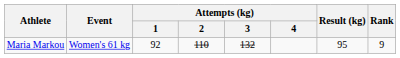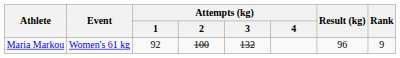(202, 45) 110 -> (202, 45) 100
(342, 45) 95 -> (342, 45) 96
